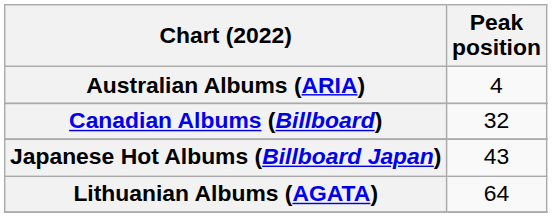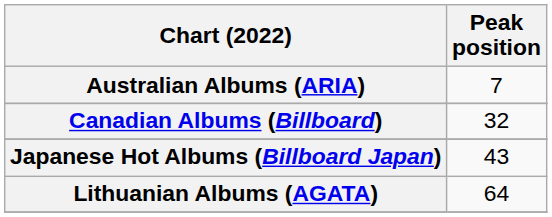(496, 84) 4 -> (496, 84) 7
